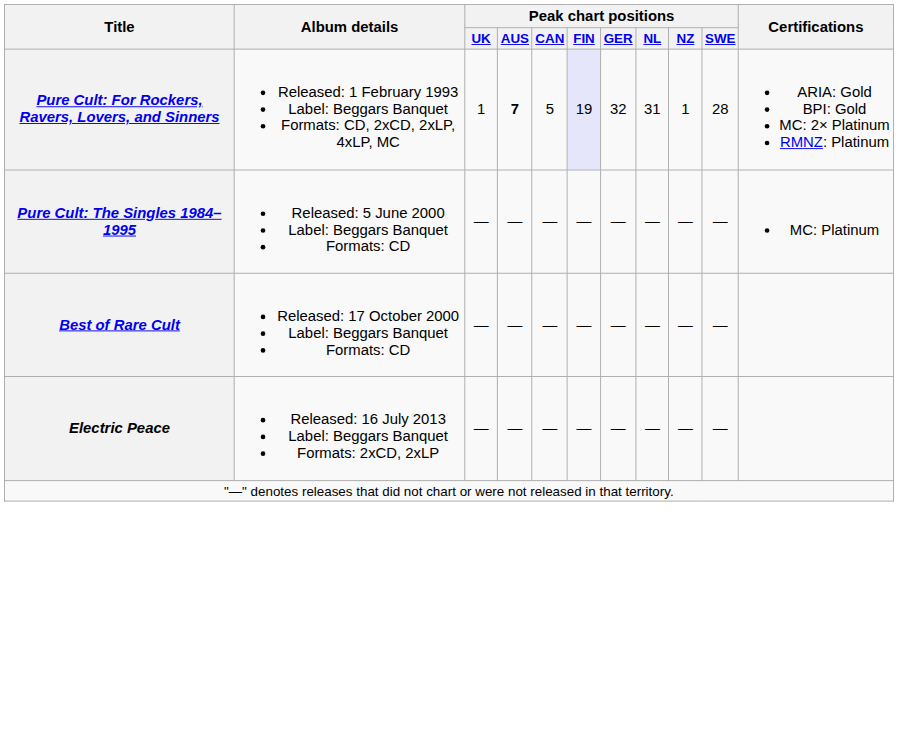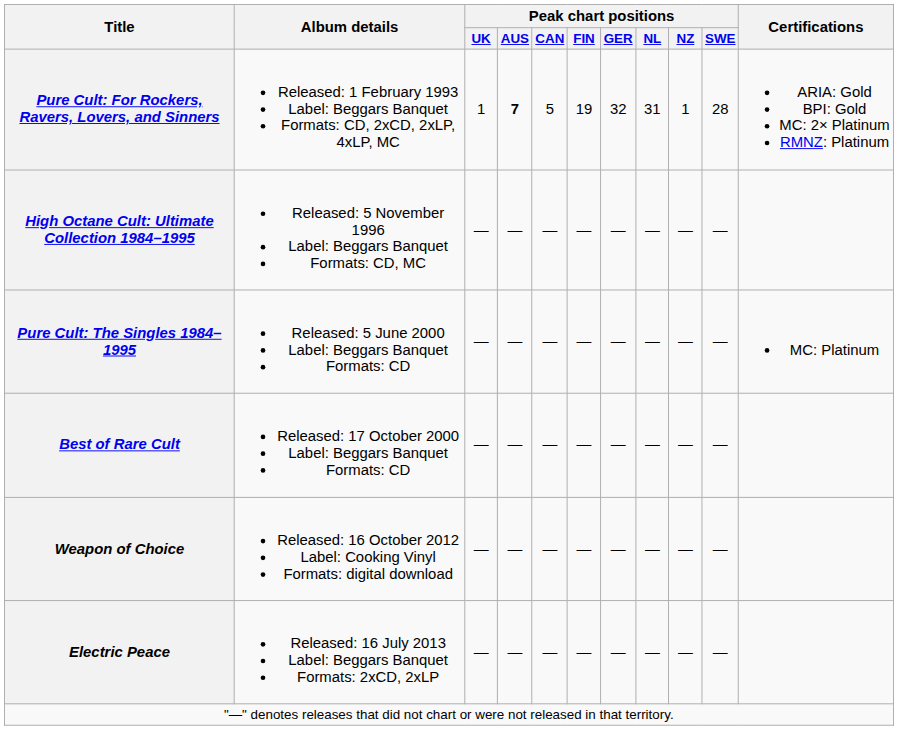(584, 109) lavender background -> (584, 109) no background
+ row: (119, 229)
+ row: (119, 548)
